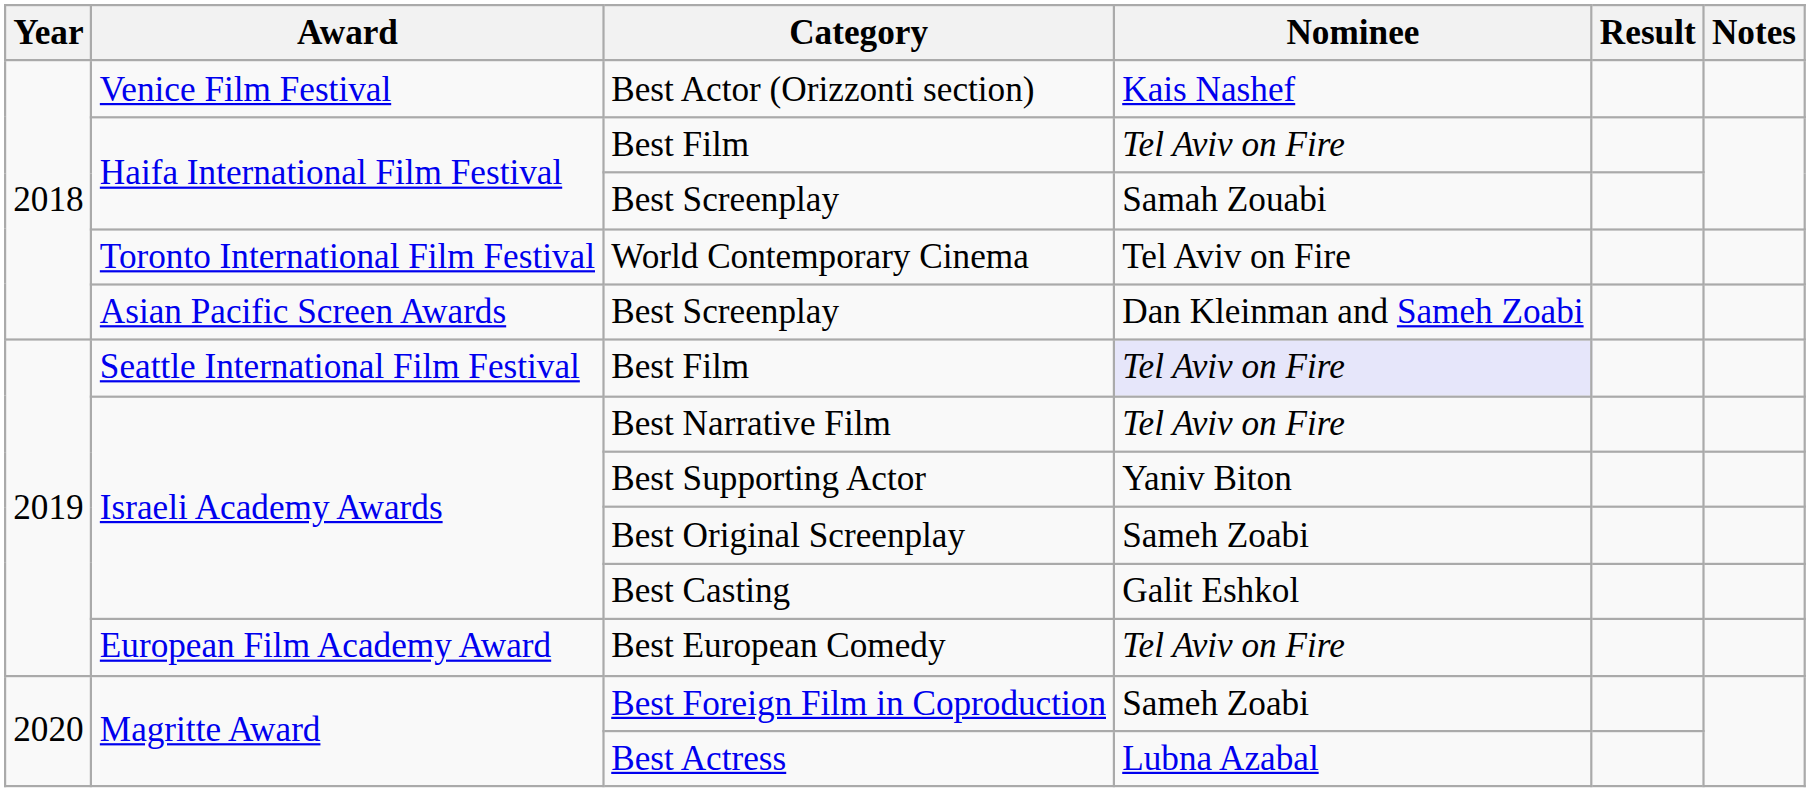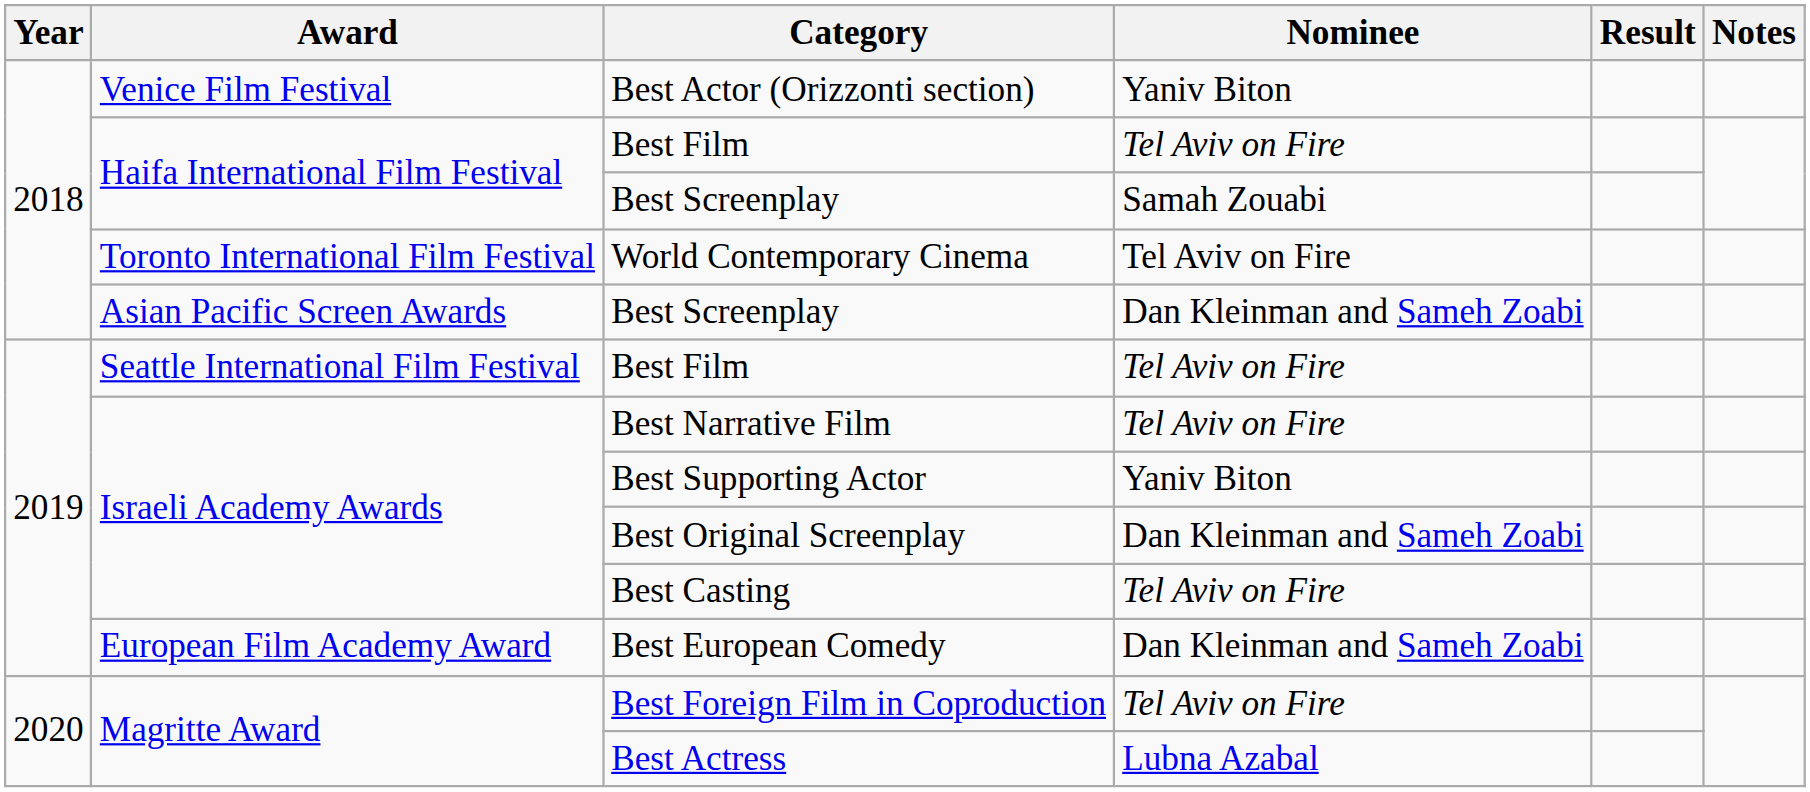(1209, 88) Kais Nashef -> (1207, 88) Yaniv Biton
(1234, 367) lavender background -> (1234, 367) no background
(1216, 534) Sameh Zoabi -> (1353, 534) Dan Kleinman and Sameh Zoabi
(1211, 590) Galit Eshkol -> (1234, 590) Tel Aviv on Fire
(1234, 646) Tel Aviv on Fire -> (1353, 646) Dan Kleinman and Sameh Zoabi
(1216, 702) Sameh Zoabi -> (1234, 702) Tel Aviv on Fire
